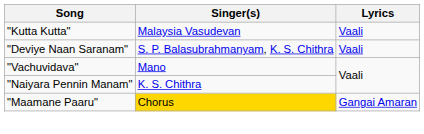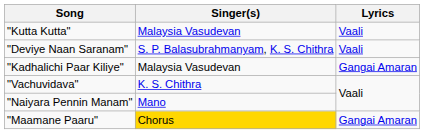+ row: (65, 67)
(152, 67) Mano -> (169, 85) K. S. Chithra
(169, 85) K. S. Chithra -> (152, 102) Mano
